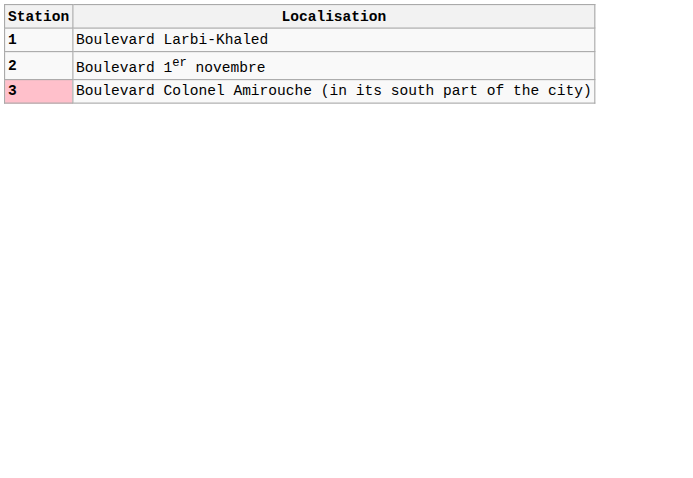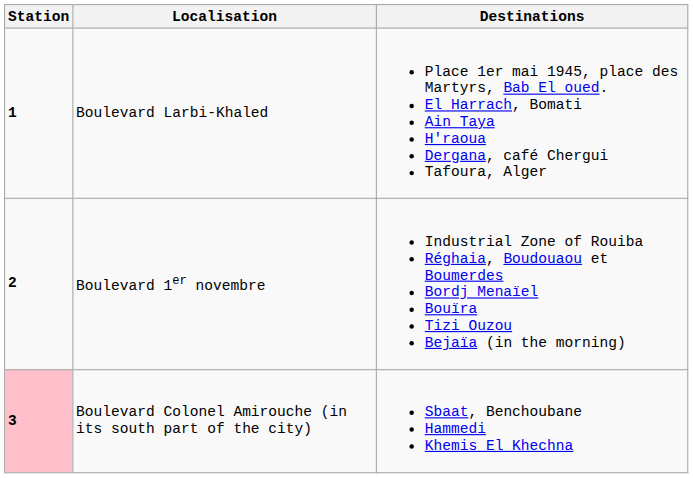+ column: (532, 16)
